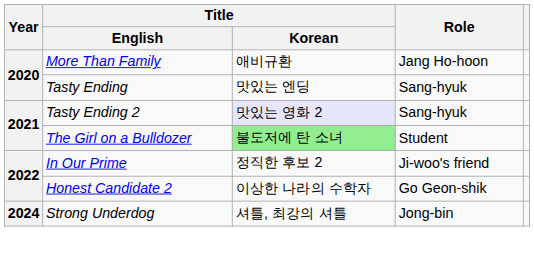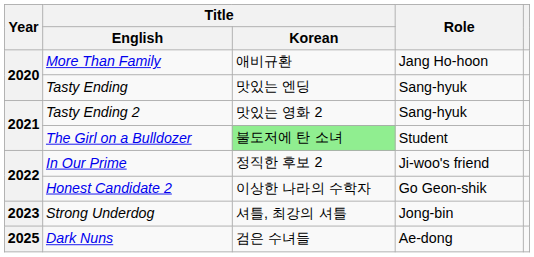(279, 112) lavender background -> (279, 112) no background
(24, 213) 2024 -> (24, 213) 2023
+ row: (80, 239)
